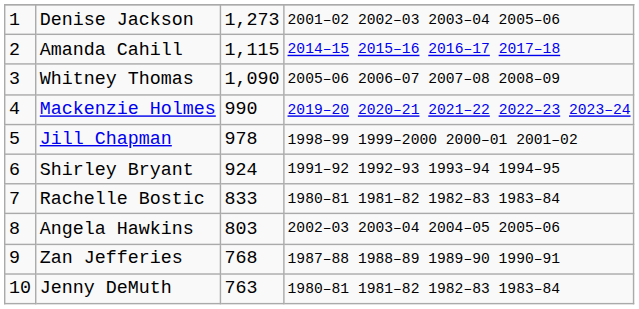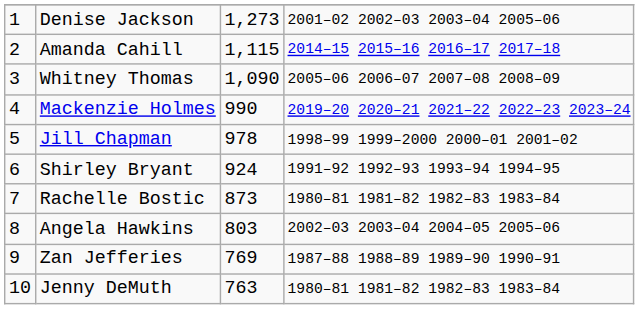(241, 199) 833 -> (241, 199) 873
(241, 259) 768 -> (241, 259) 769
